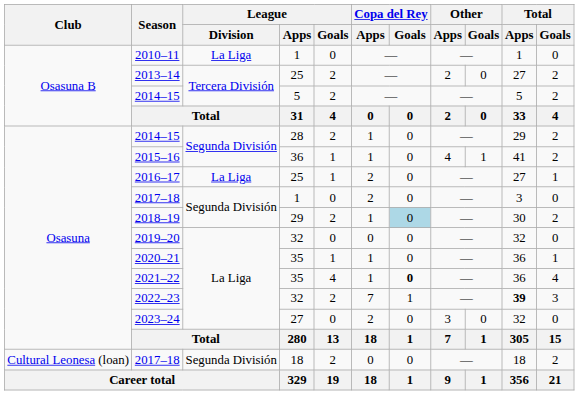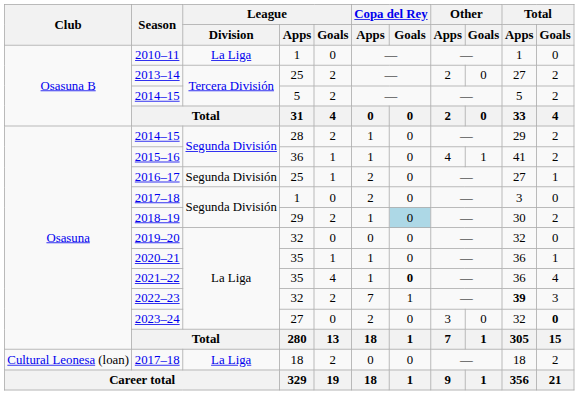(231, 177) La Liga -> (231, 177) Segunda División
(555, 319) normal -> (555, 319) bold
(231, 359) Segunda División -> (231, 359) La Liga
